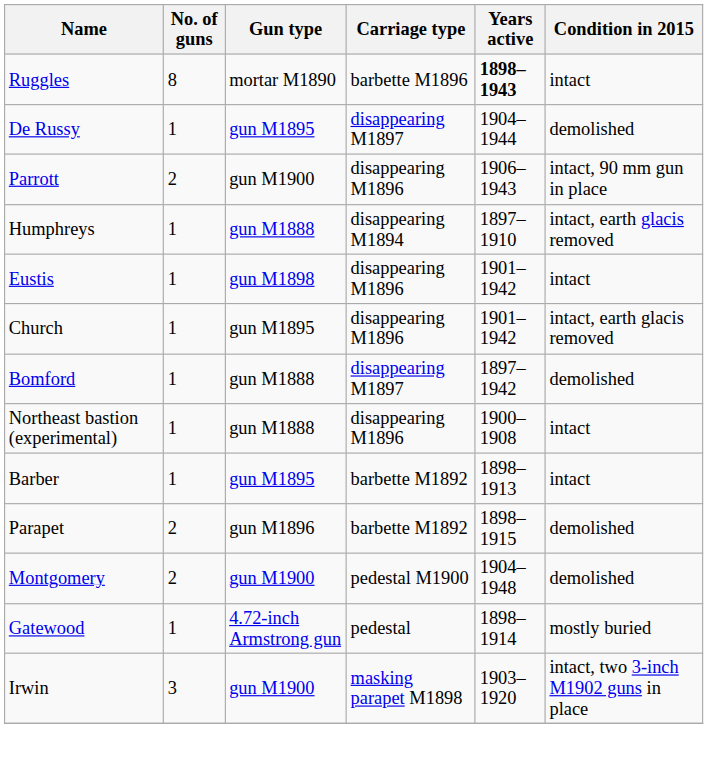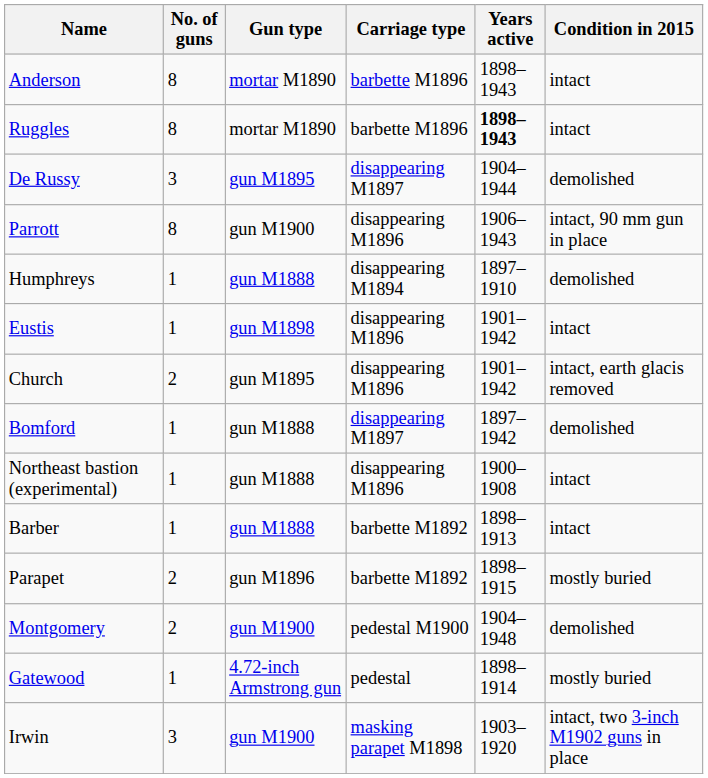+ row: (45, 79)
(172, 129) 1 -> (172, 179) 3
(172, 179) 2 -> (172, 228) 8
(617, 228) intact, earth glacis removed -> (592, 278) demolished
(172, 328) 1 -> (172, 378) 2
(272, 478) gun M1895 -> (272, 528) gun M1888
(592, 528) demolished -> (600, 578) mostly buried
